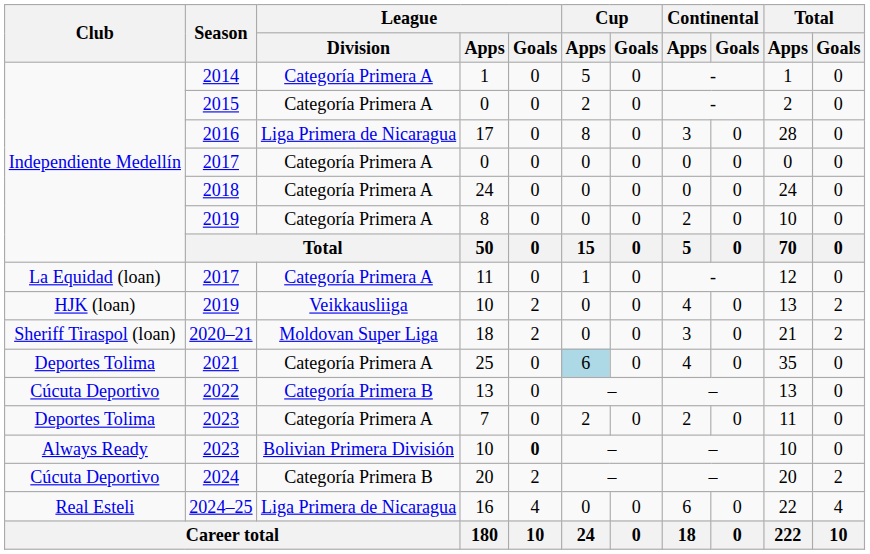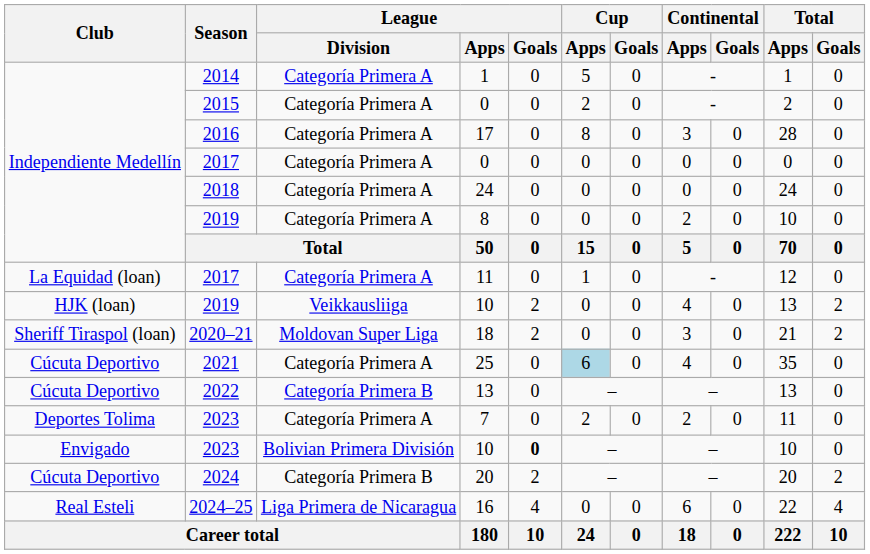(359, 133) Liga Primera de Nicaragua -> (359, 133) Categoría Primera A
(95, 362) Deportes Tolima -> (95, 362) Cúcuta Deportivo
(95, 448) Always Ready -> (95, 448) Envigado
